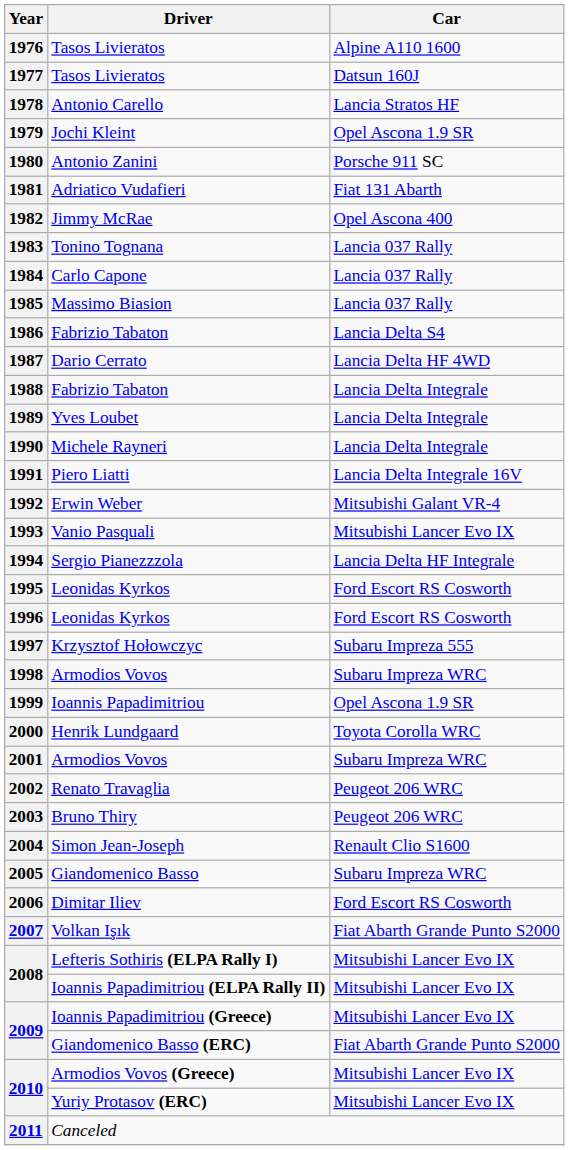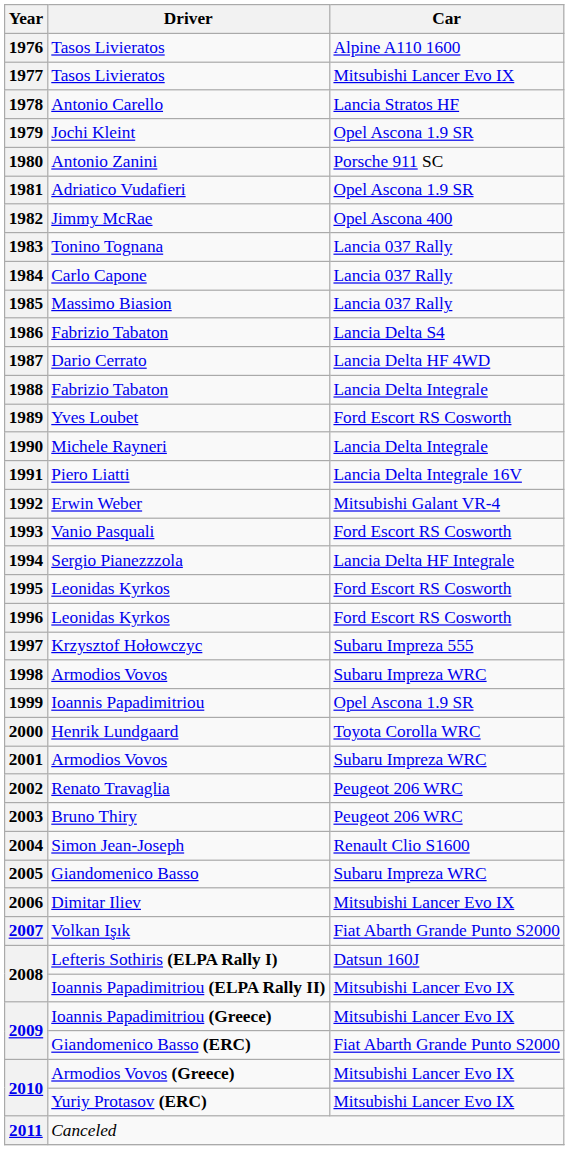(376, 76) Datsun 160J -> (424, 76) Mitsubishi Lancer Evo IX
(388, 190) Fiat 131 Abarth -> (403, 190) Opel Ascona 1.9 SR
(411, 418) Lancia Delta Integrale -> (422, 418) Ford Escort RS Cosworth
(424, 532) Mitsubishi Lancer Evo IX -> (422, 532) Ford Escort RS Cosworth
(422, 902) Ford Escort RS Cosworth -> (424, 902) Mitsubishi Lancer Evo IX
(424, 959) Mitsubishi Lancer Evo IX -> (376, 959) Datsun 160J
